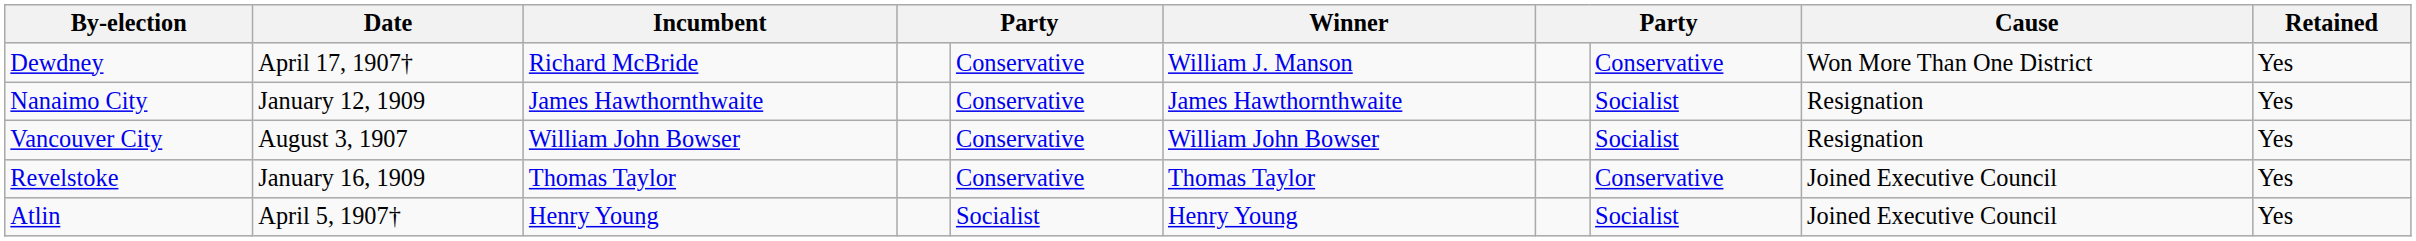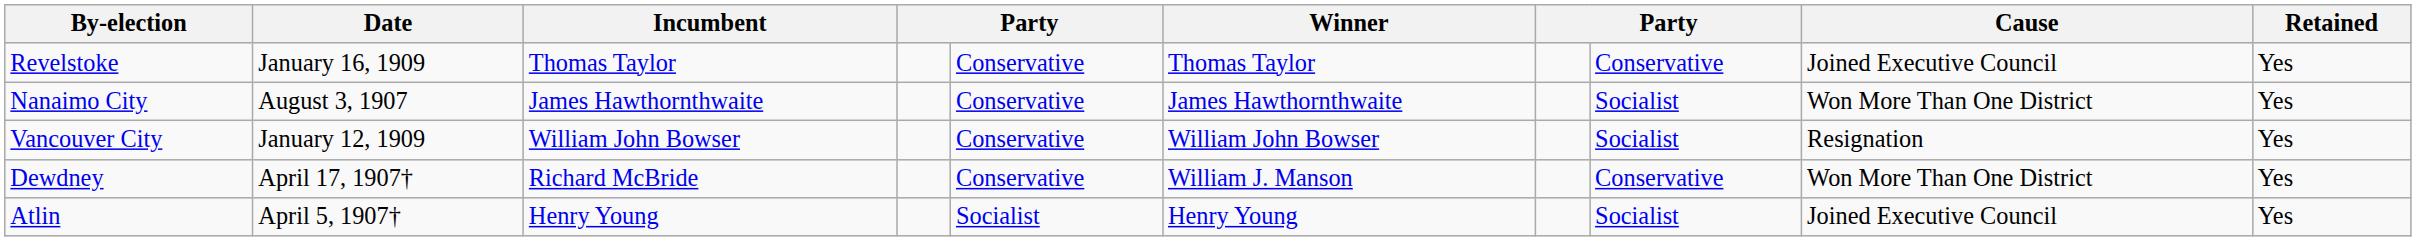rows swapped: (64, 178) <-> (57, 62)
(342, 100) January 12, 1909 -> (333, 100) August 3, 1907
(1865, 100) Resignation -> (1950, 100) Won More Than One District
(333, 139) August 3, 1907 -> (342, 139) January 12, 1909
